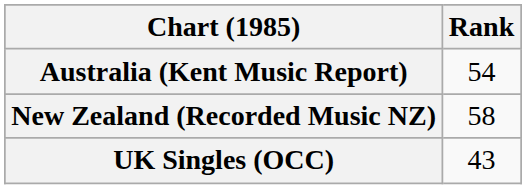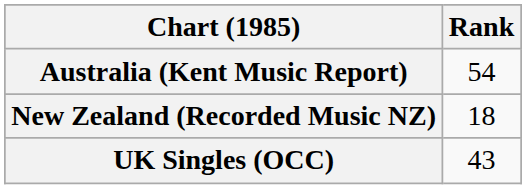(482, 115) 58 -> (482, 115) 18
